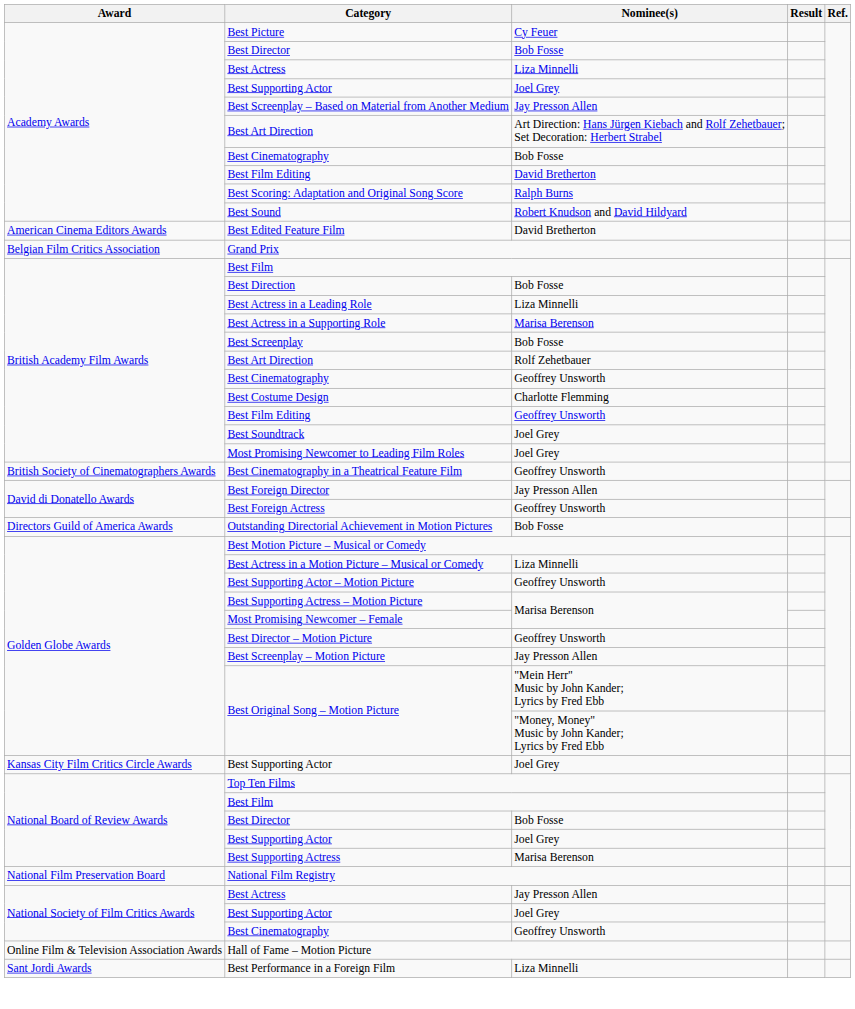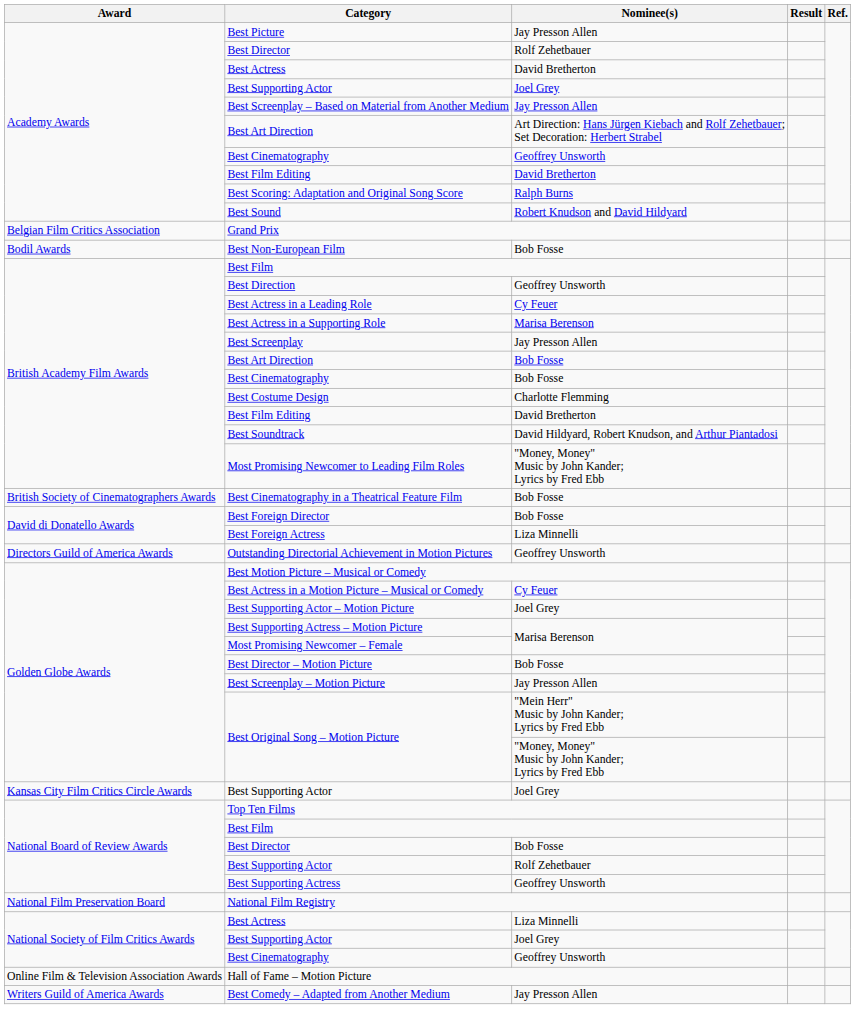(536, 32) Cy Feuer -> (556, 32) Jay Presson Allen
(539, 50) Bob Fosse -> (552, 50) Rolf Zehetbauer
(546, 69) Liza Minnelli -> (555, 69) David Bretherton
(539, 156) Bob Fosse -> (560, 156) Geoffrey Unsworth
- row: (87, 230)
+ row: (39, 249)
(539, 286) Bob Fosse -> (560, 286) Geoffrey Unsworth
(546, 304) Liza Minnelli -> (536, 304) Cy Feuer
(539, 341) Bob Fosse -> (556, 341) Jay Presson Allen
(552, 360) Rolf Zehetbauer -> (539, 360) Bob Fosse
(560, 378) Geoffrey Unsworth -> (539, 378) Bob Fosse
(560, 415) Geoffrey Unsworth -> (555, 415) David Bretherton
(537, 434) Joel Grey -> (646, 434) David Hildyard, Robert Knudson, and Arthur Piantadosi
(537, 452) Joel Grey -> (569, 466) "Money, Money" Music by John Kander; Lyrics by Fred Ebb
(560, 471) Geoffrey Unsworth -> (539, 497) Bob Fosse
(556, 489) Jay Presson Allen -> (539, 516) Bob Fosse
(560, 508) Geoffrey Unsworth -> (546, 534) Liza Minnelli
(539, 527) Bob Fosse -> (560, 553) Geoffrey Unsworth
(546, 564) Liza Minnelli -> (536, 590) Cy Feuer
(560, 582) Geoffrey Unsworth -> (537, 608) Joel Grey
(560, 638) Geoffrey Unsworth -> (539, 664) Bob Fosse
(537, 838) Joel Grey -> (552, 865) Rolf Zehetbauer
(554, 857) Marisa Berenson -> (560, 883) Geoffrey Unsworth
(556, 894) Jay Presson Allen -> (546, 920) Liza Minnelli
- row: (49, 968)
+ row: (85, 994)
